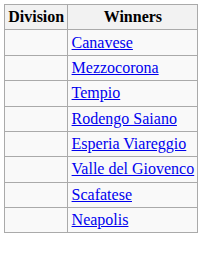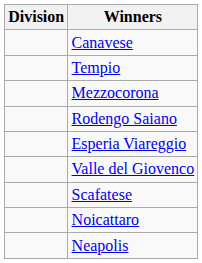rows swapped: (96, 93) <-> (115, 67)
+ row: (105, 220)
